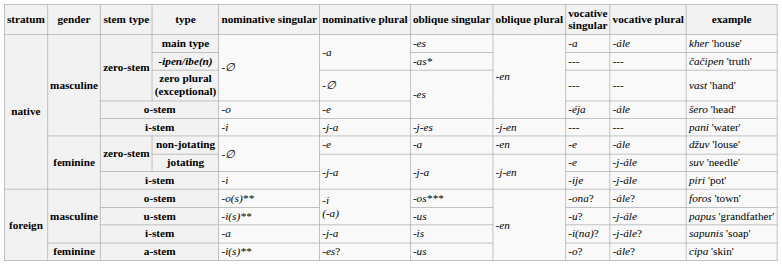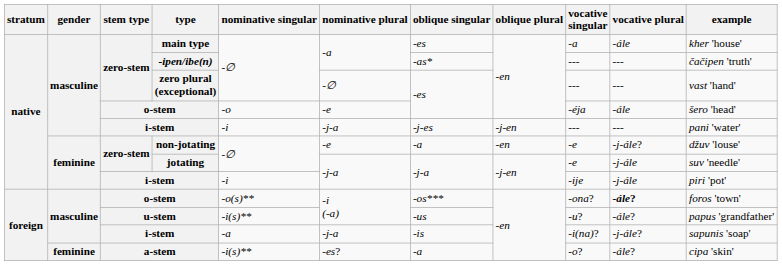(621, 145) -ále -> (627, 145) -j-ále?
(624, 198) normal -> (624, 198) bold
(625, 216) -j-ále -> (624, 216) -ále?
(420, 251) -us -> (418, 251) -a
